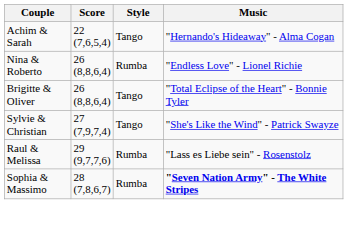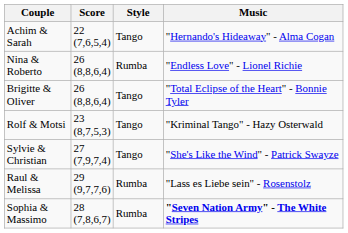+ row: (36, 124)
